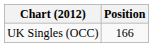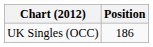(125, 33) 166 -> (125, 33) 186
